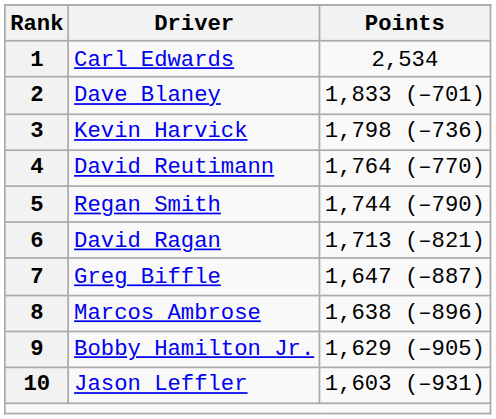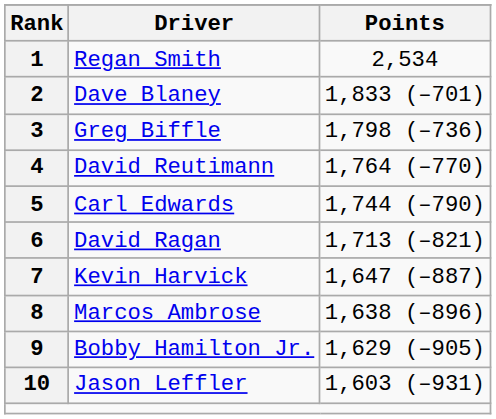(154, 59) Carl Edwards -> (147, 59) Regan Smith
(161, 132) Kevin Harvick -> (147, 132) Greg Biffle
(147, 204) Regan Smith -> (154, 204) Carl Edwards
(147, 277) Greg Biffle -> (161, 277) Kevin Harvick
